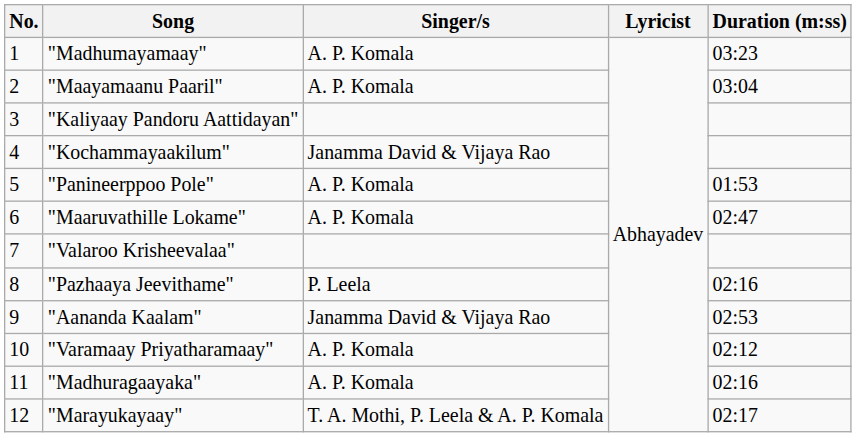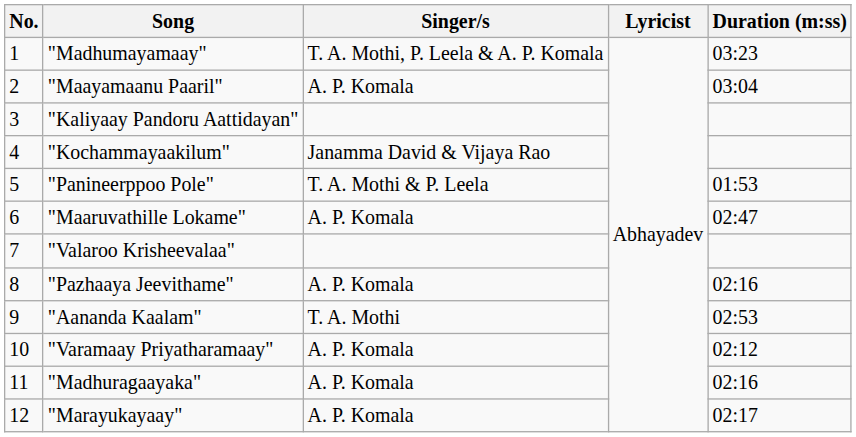(361, 53) A. P. Komala -> (456, 53) T. A. Mothi, P. Leela & A. P. Komala
(361, 185) A. P. Komala -> (398, 185) T. A. Mothi & P. Leela
(339, 283) P. Leela -> (361, 283) A. P. Komala
(429, 316) Janamma David & Vijaya Rao -> (354, 316) T. A. Mothi
(456, 415) T. A. Mothi, P. Leela & A. P. Komala -> (361, 415) A. P. Komala
